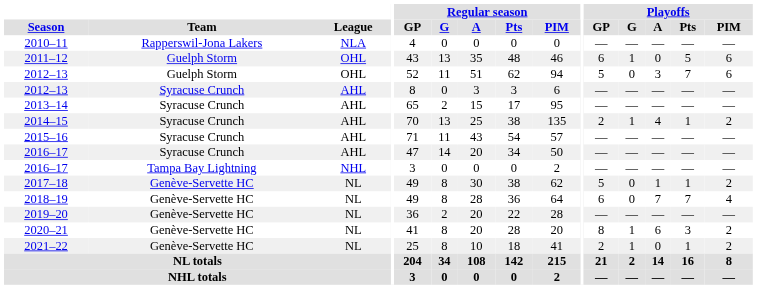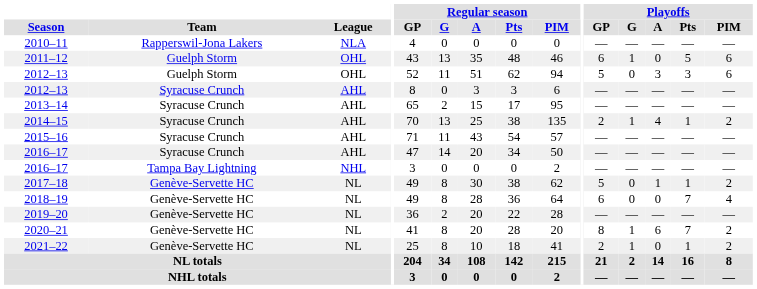(688, 74) 7 -> (688, 74) 3
(658, 199) 7 -> (658, 199) 0
(688, 230) 3 -> (688, 230) 7
